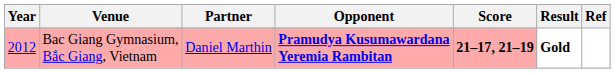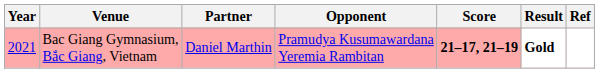(22, 48) 2012 -> (22, 48) 2021
(364, 48) bold -> (356, 48) normal
